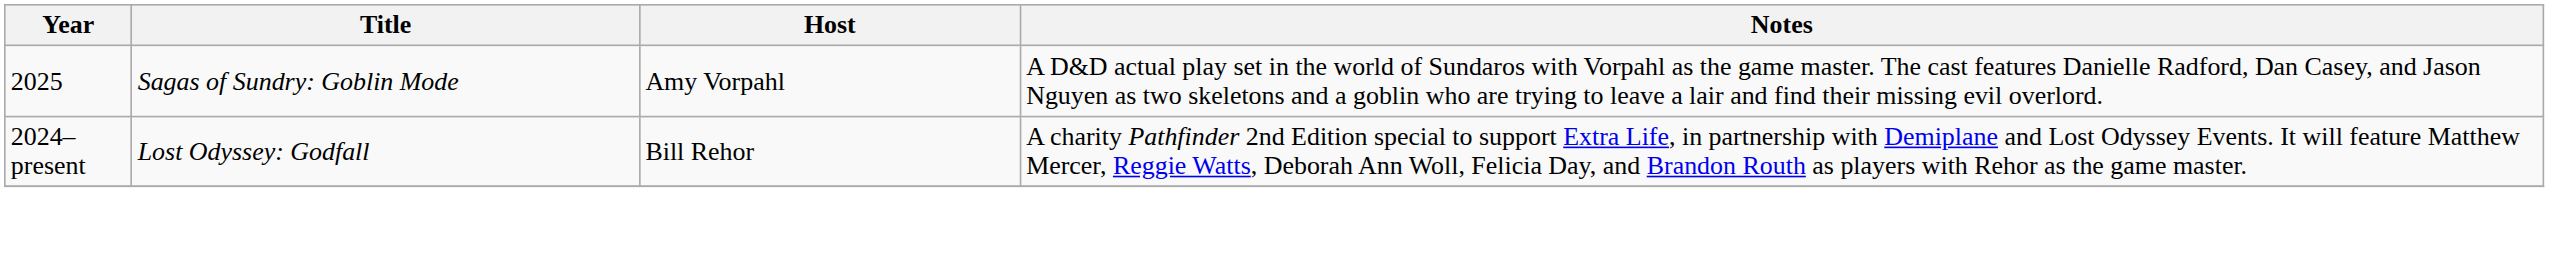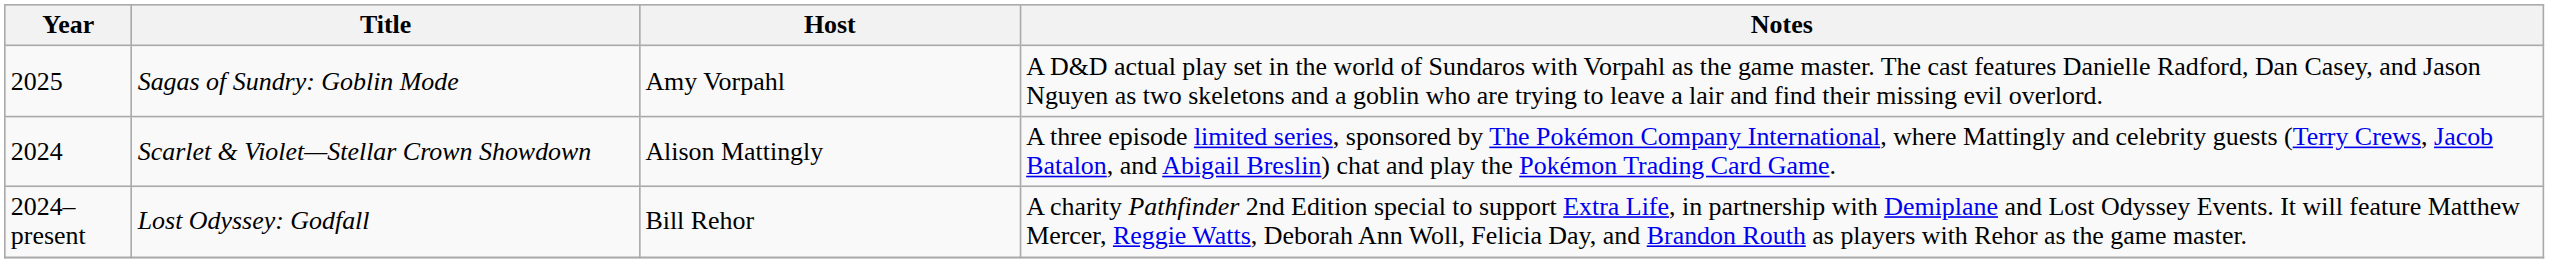+ row: (365, 151)
